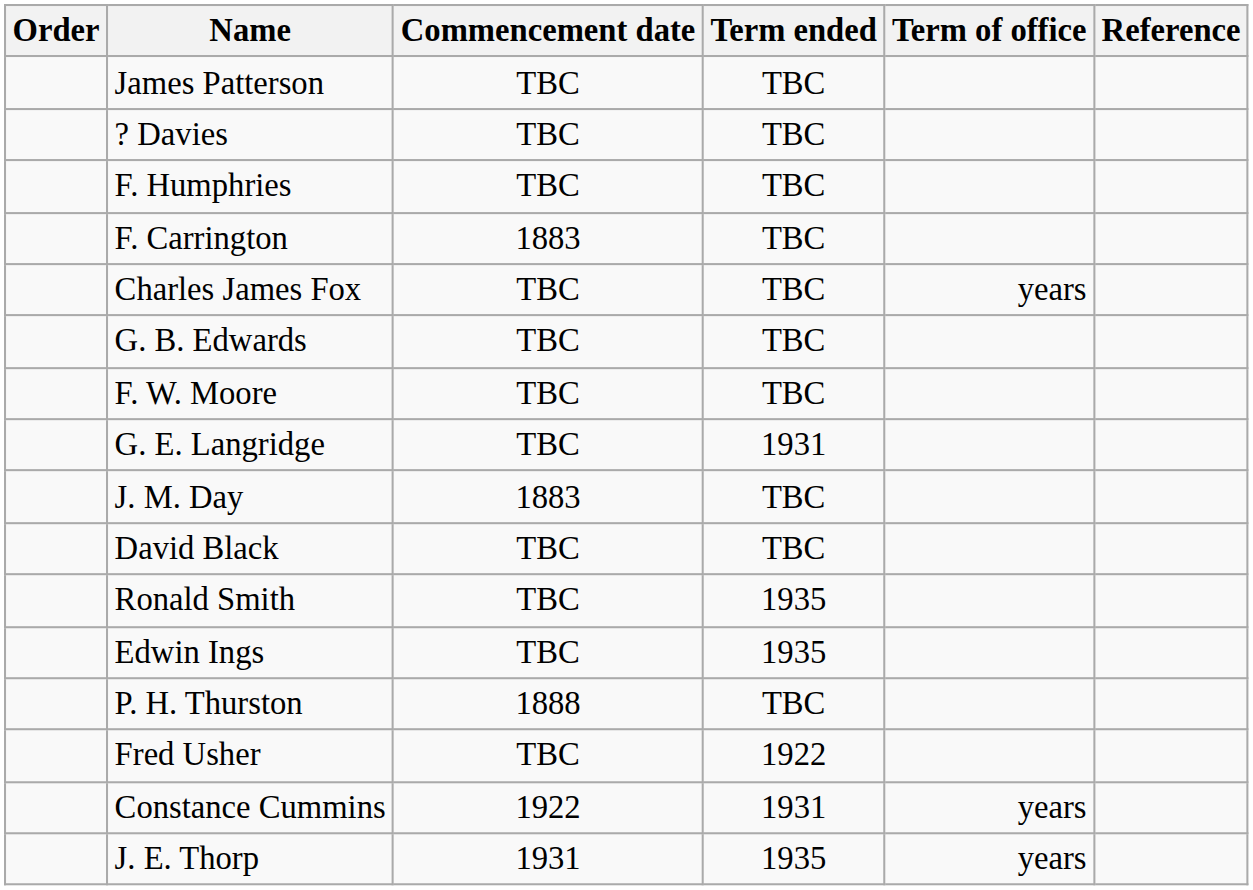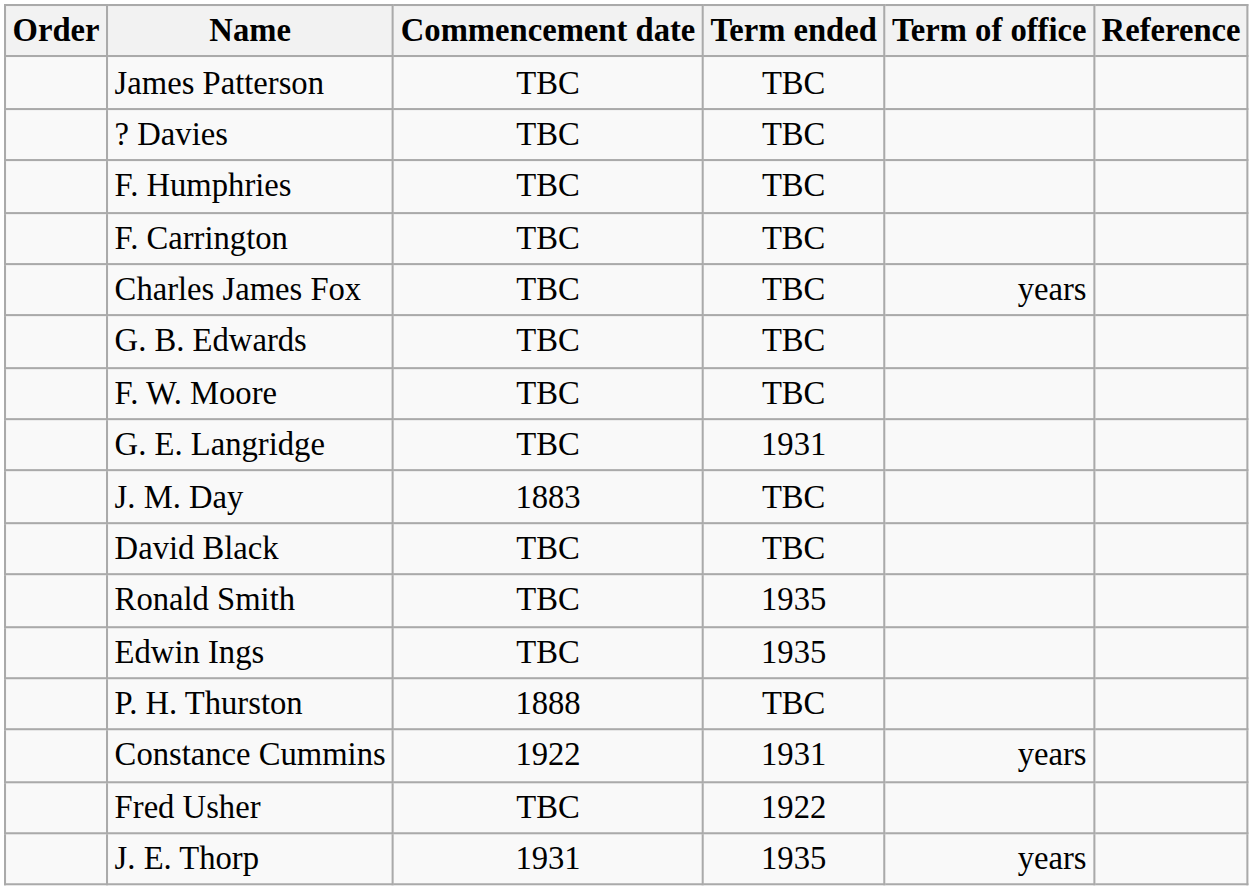(548, 237) 1883 -> (548, 237) TBC
rows swapped: (188, 755) <-> (250, 806)
